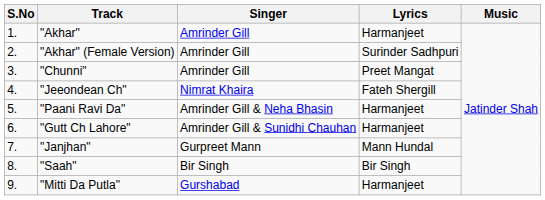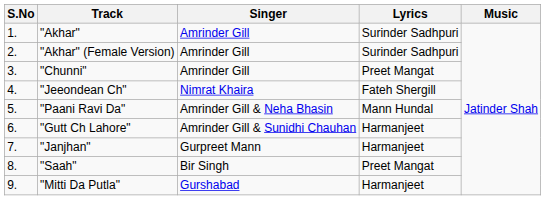(393, 33) Harmanjeet -> (410, 33) Surinder Sadhpuri
(393, 109) Harmanjeet -> (397, 109) Mann Hundal
(397, 147) Mann Hundal -> (393, 147) Harmanjeet
(386, 166) Bir Singh -> (398, 166) Preet Mangat
